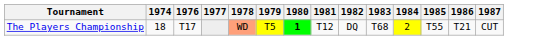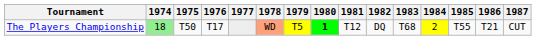+ column: (187, 12)
(160, 28) no background -> (160, 28) lightgreen background
